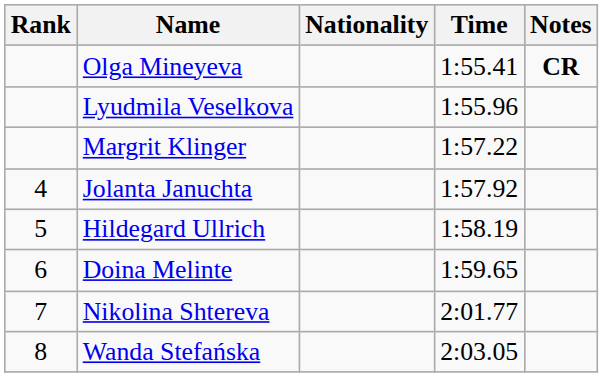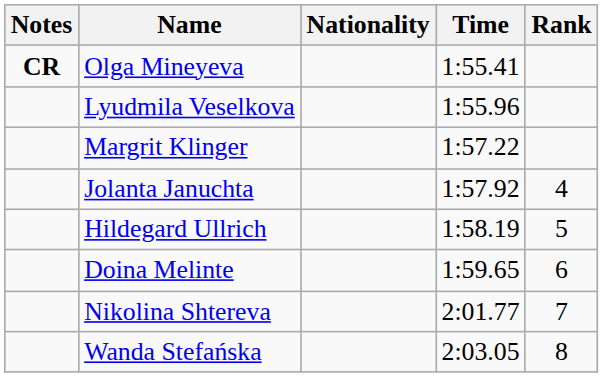columns swapped: (41, 24) <-> (561, 24)
